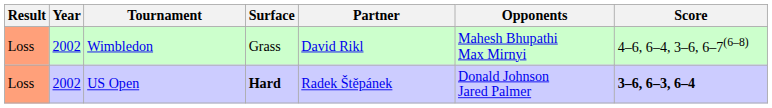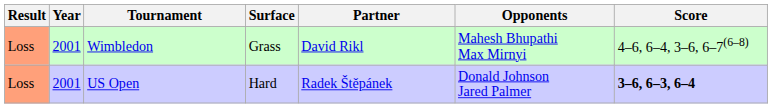(67, 45) 2002 -> (67, 45) 2001
(67, 84) 2002 -> (67, 84) 2001
(265, 84) bold -> (263, 84) normal
